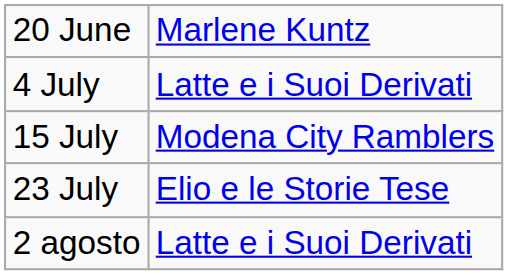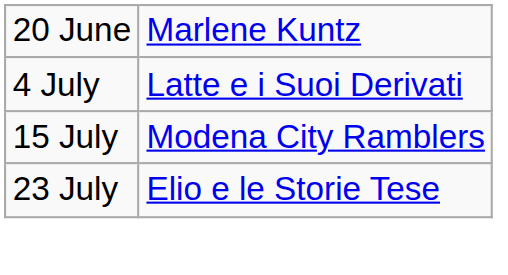- row: (77, 242)
